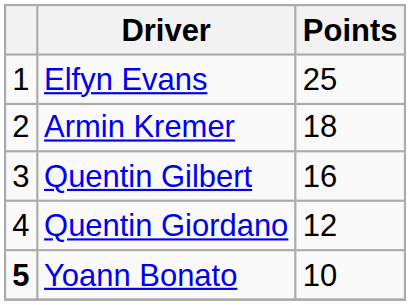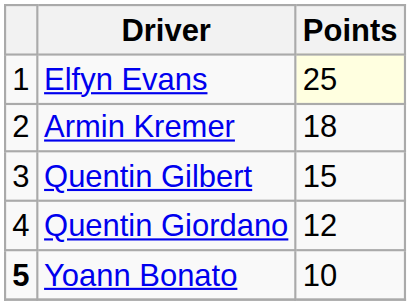(320, 79) no background -> (320, 79) lightyellow background
(320, 177) 16 -> (320, 177) 15
